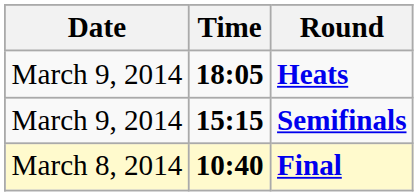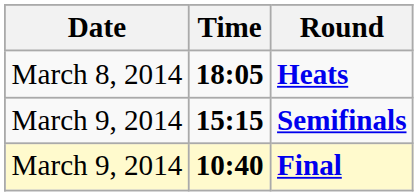(97, 73) March 9, 2014 -> (97, 73) March 8, 2014
(97, 166) March 8, 2014 -> (97, 166) March 9, 2014
